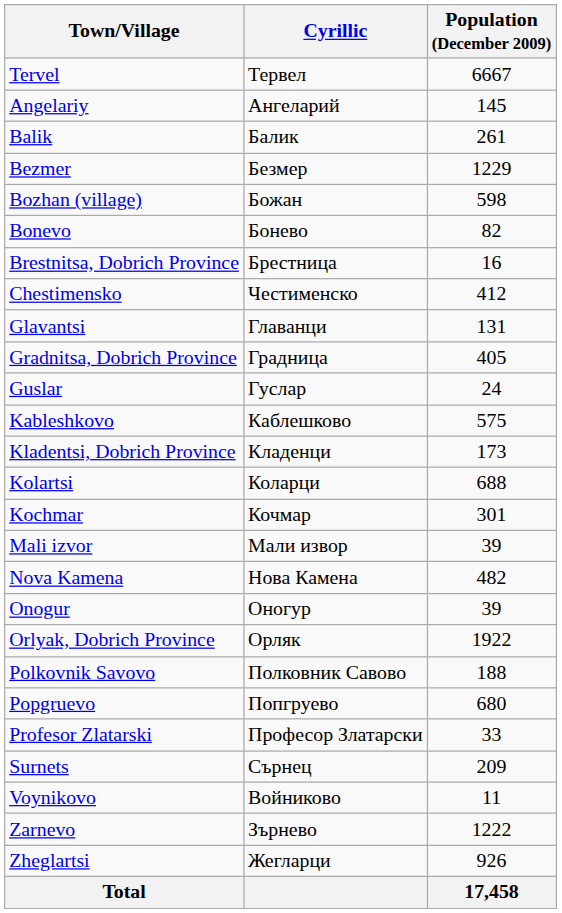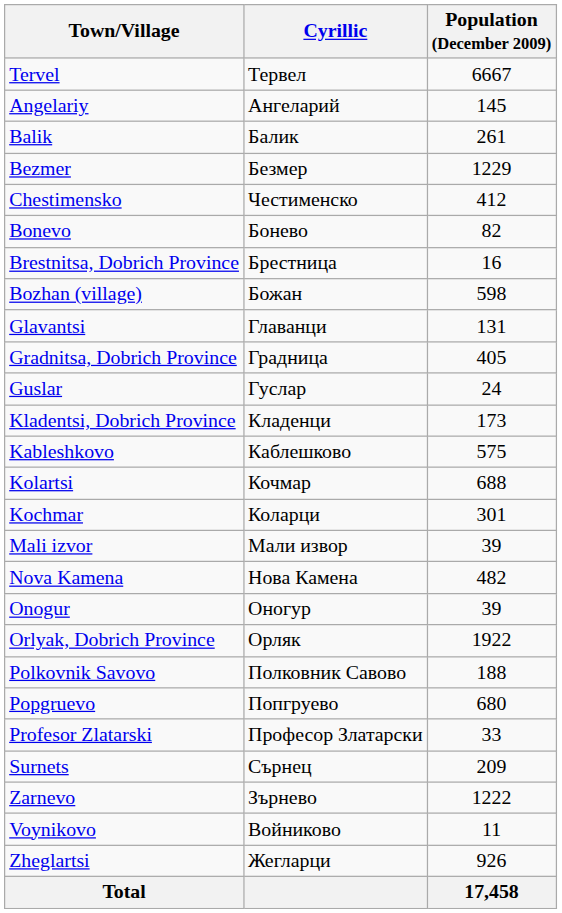rows swapped: (76, 199) <-> (65, 294)
rows swapped: (62, 420) <-> (122, 451)
(284, 483) Коларци -> (279, 483) Кочмар
(279, 514) Кочмар -> (284, 514) Коларци
rows swapped: (53, 797) <-> (42, 829)
